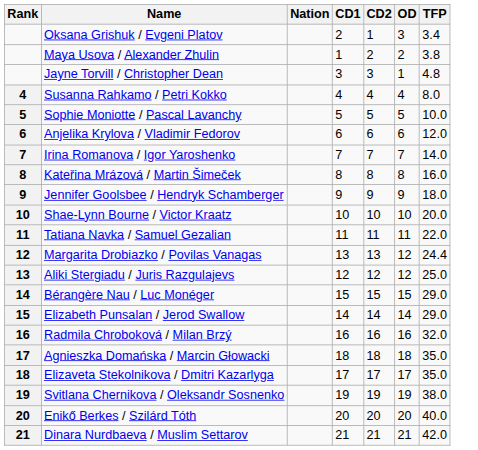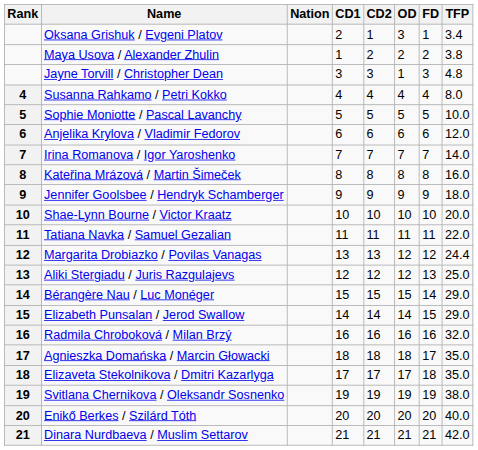+ column: (431, 14)
